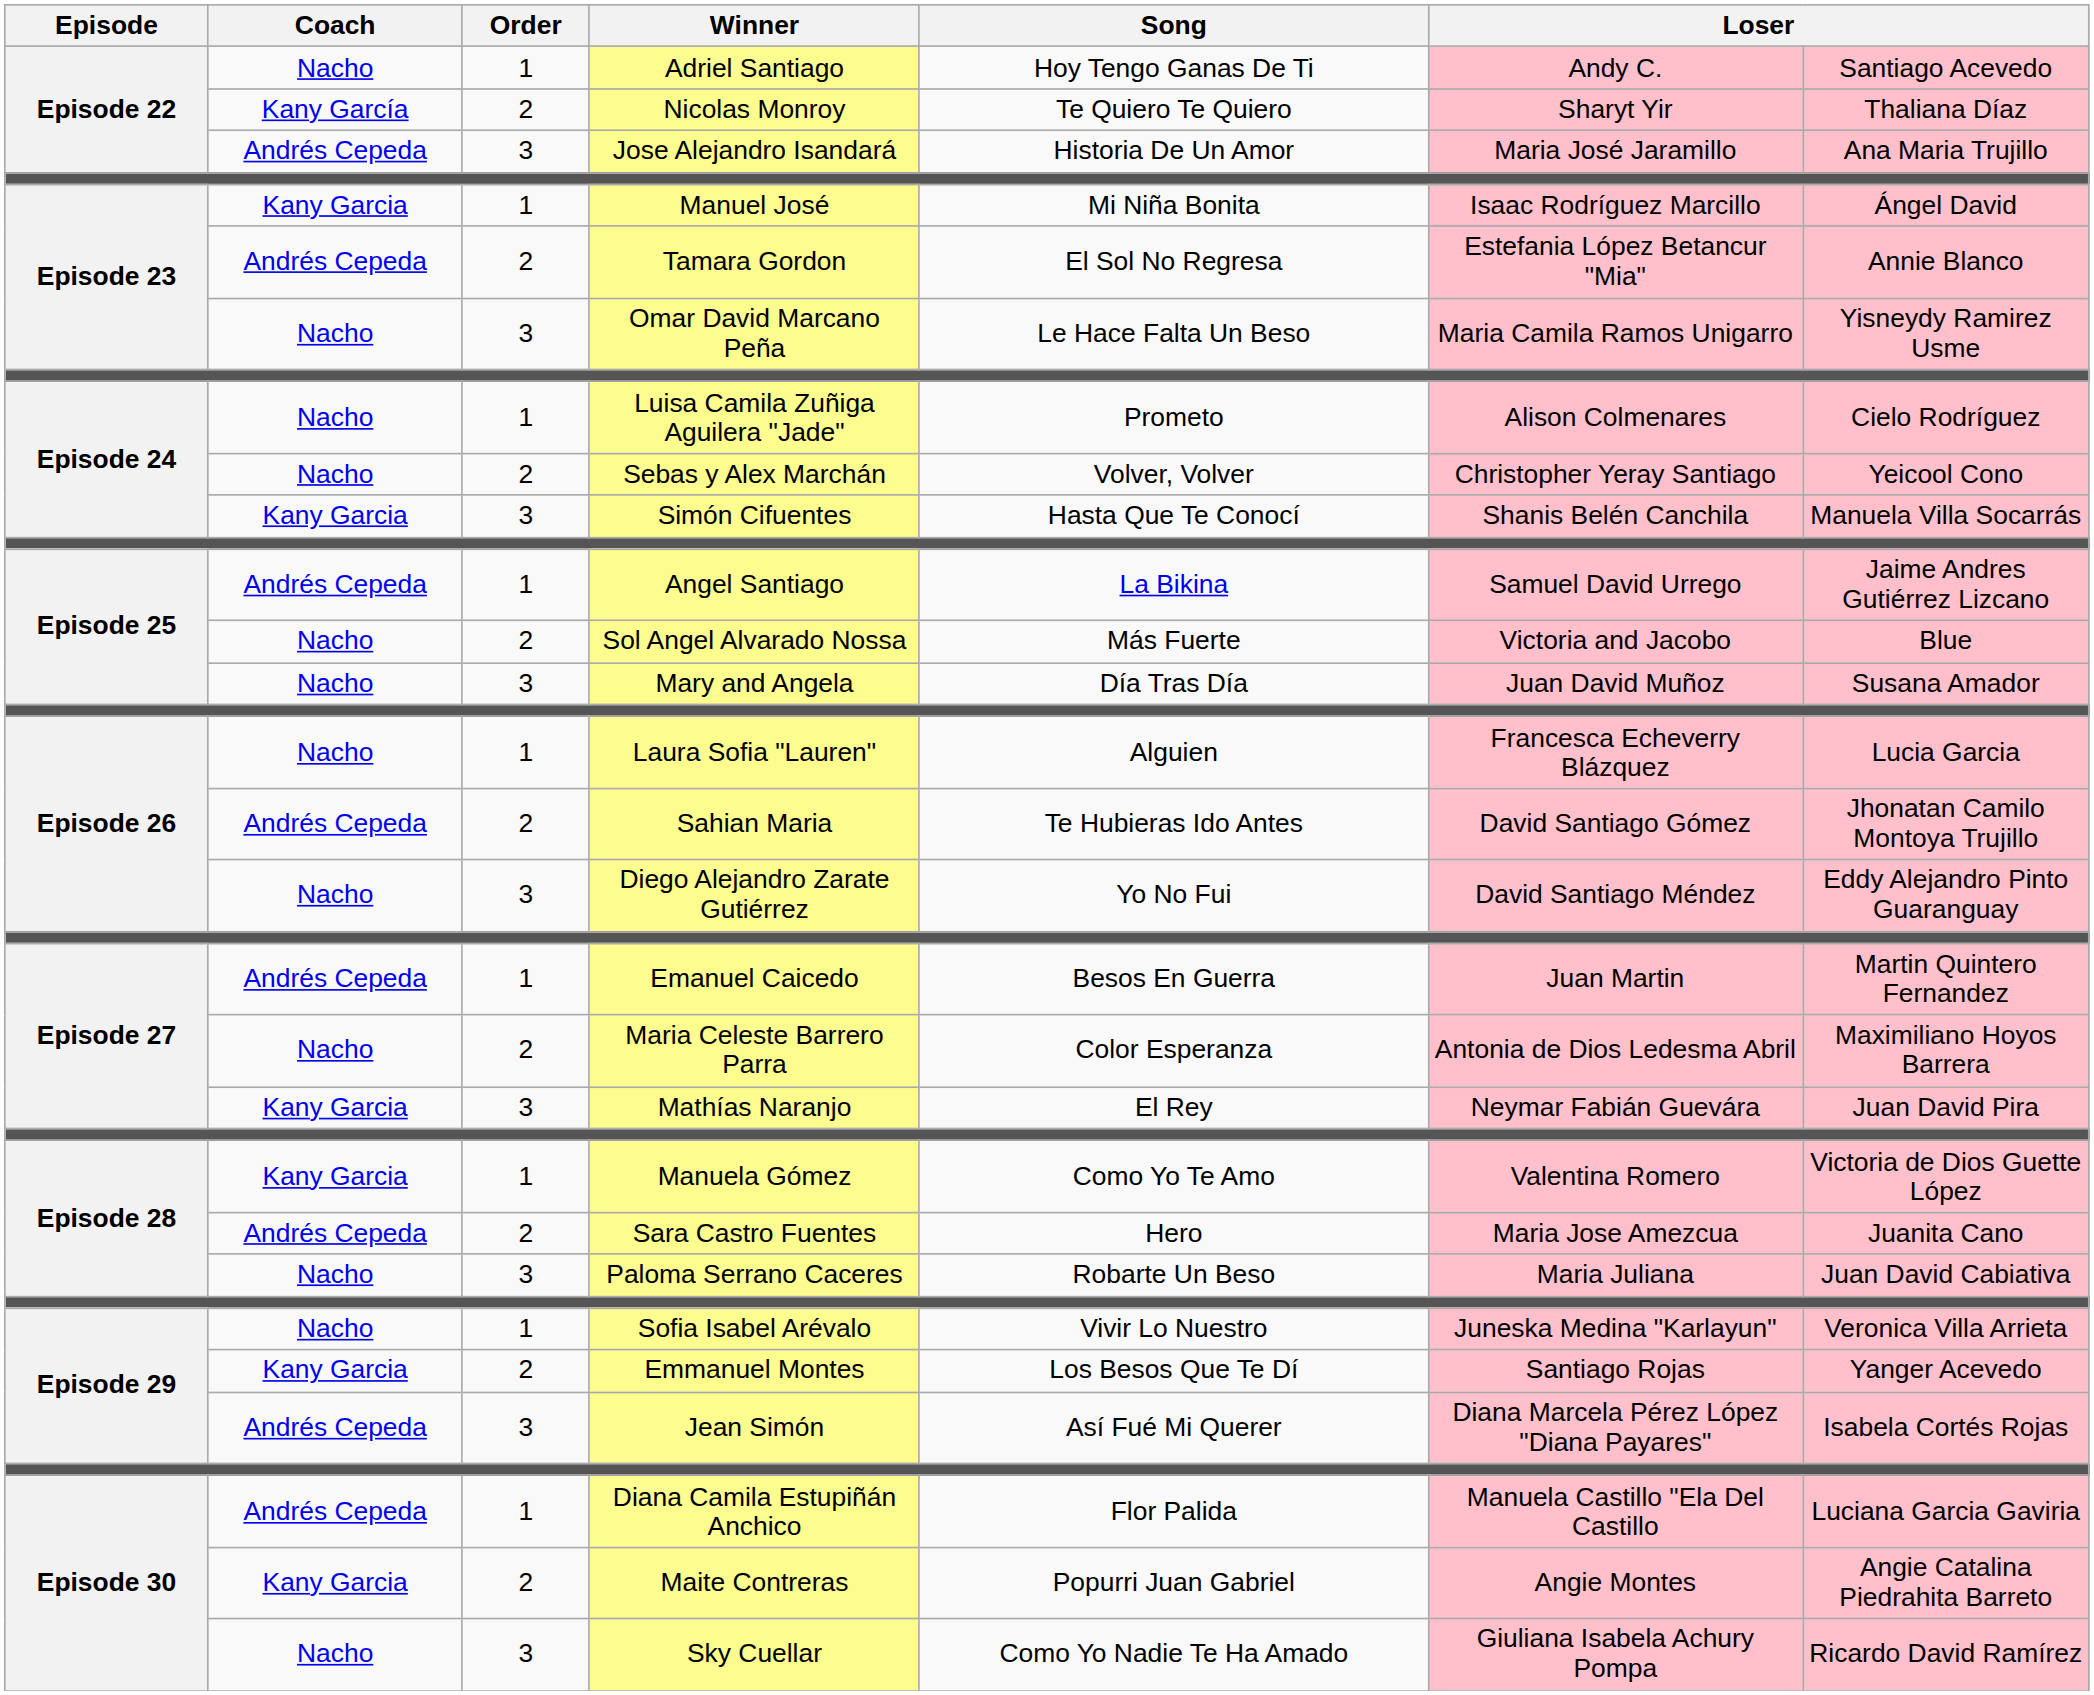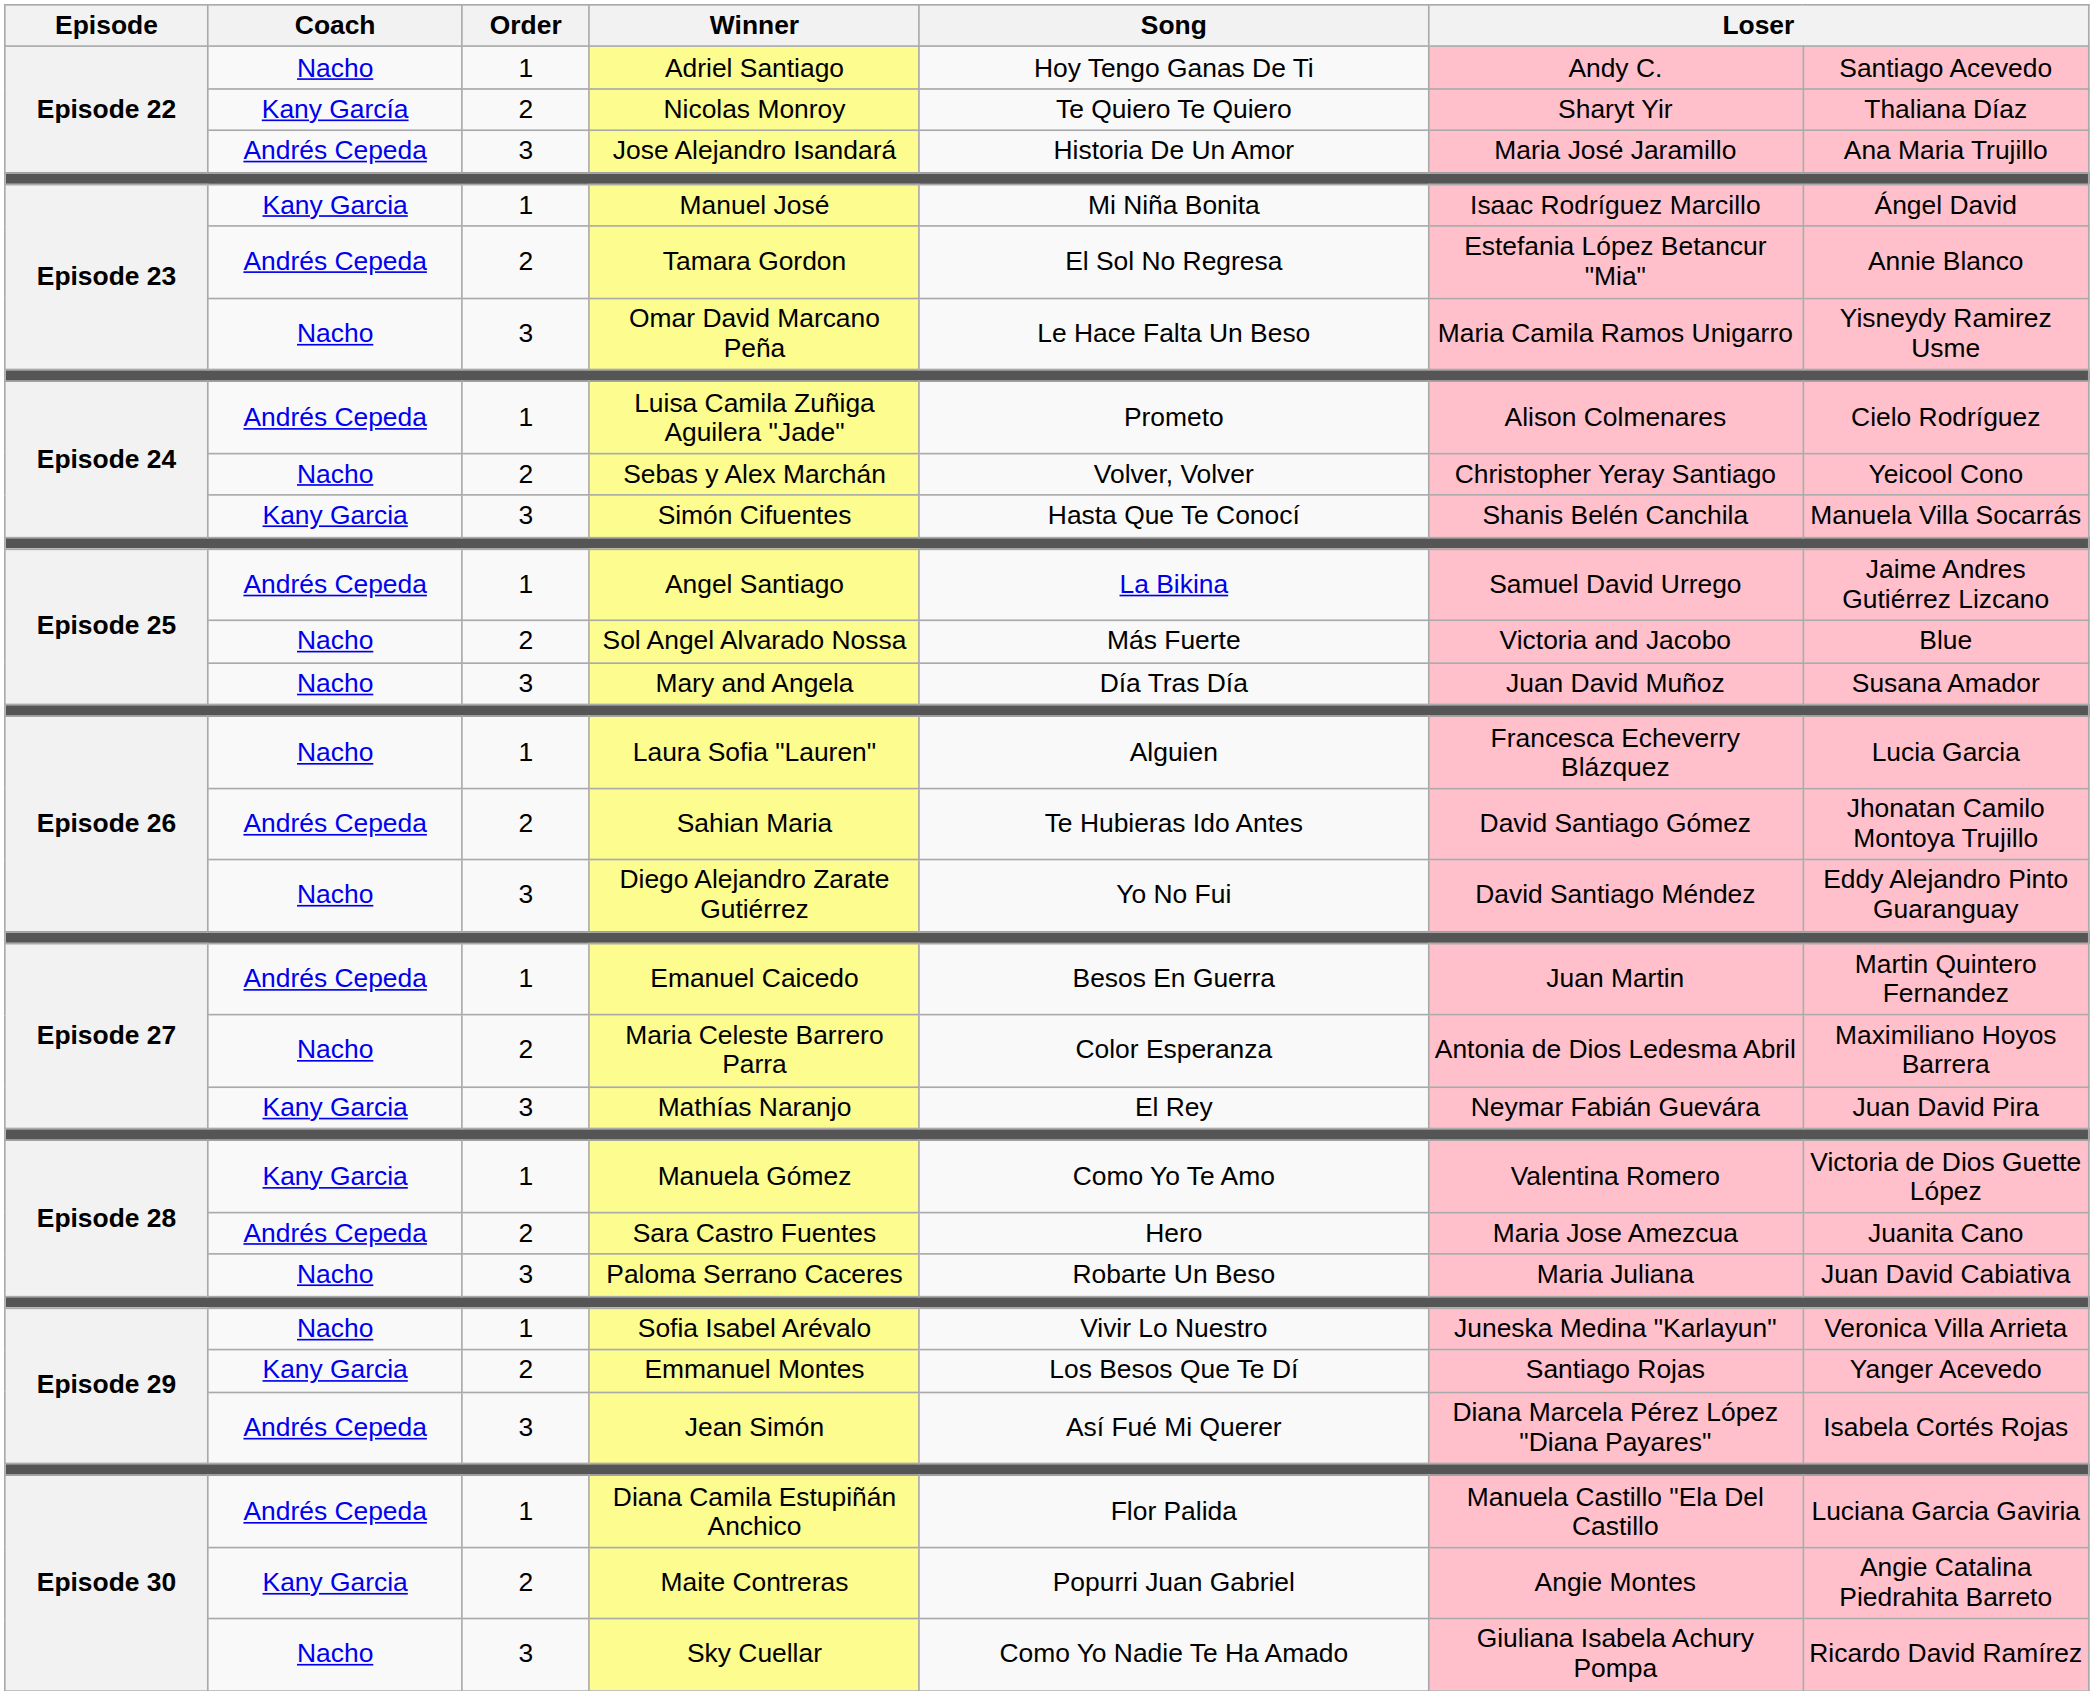(335, 417) Nacho -> (335, 417) Andrés Cepeda
